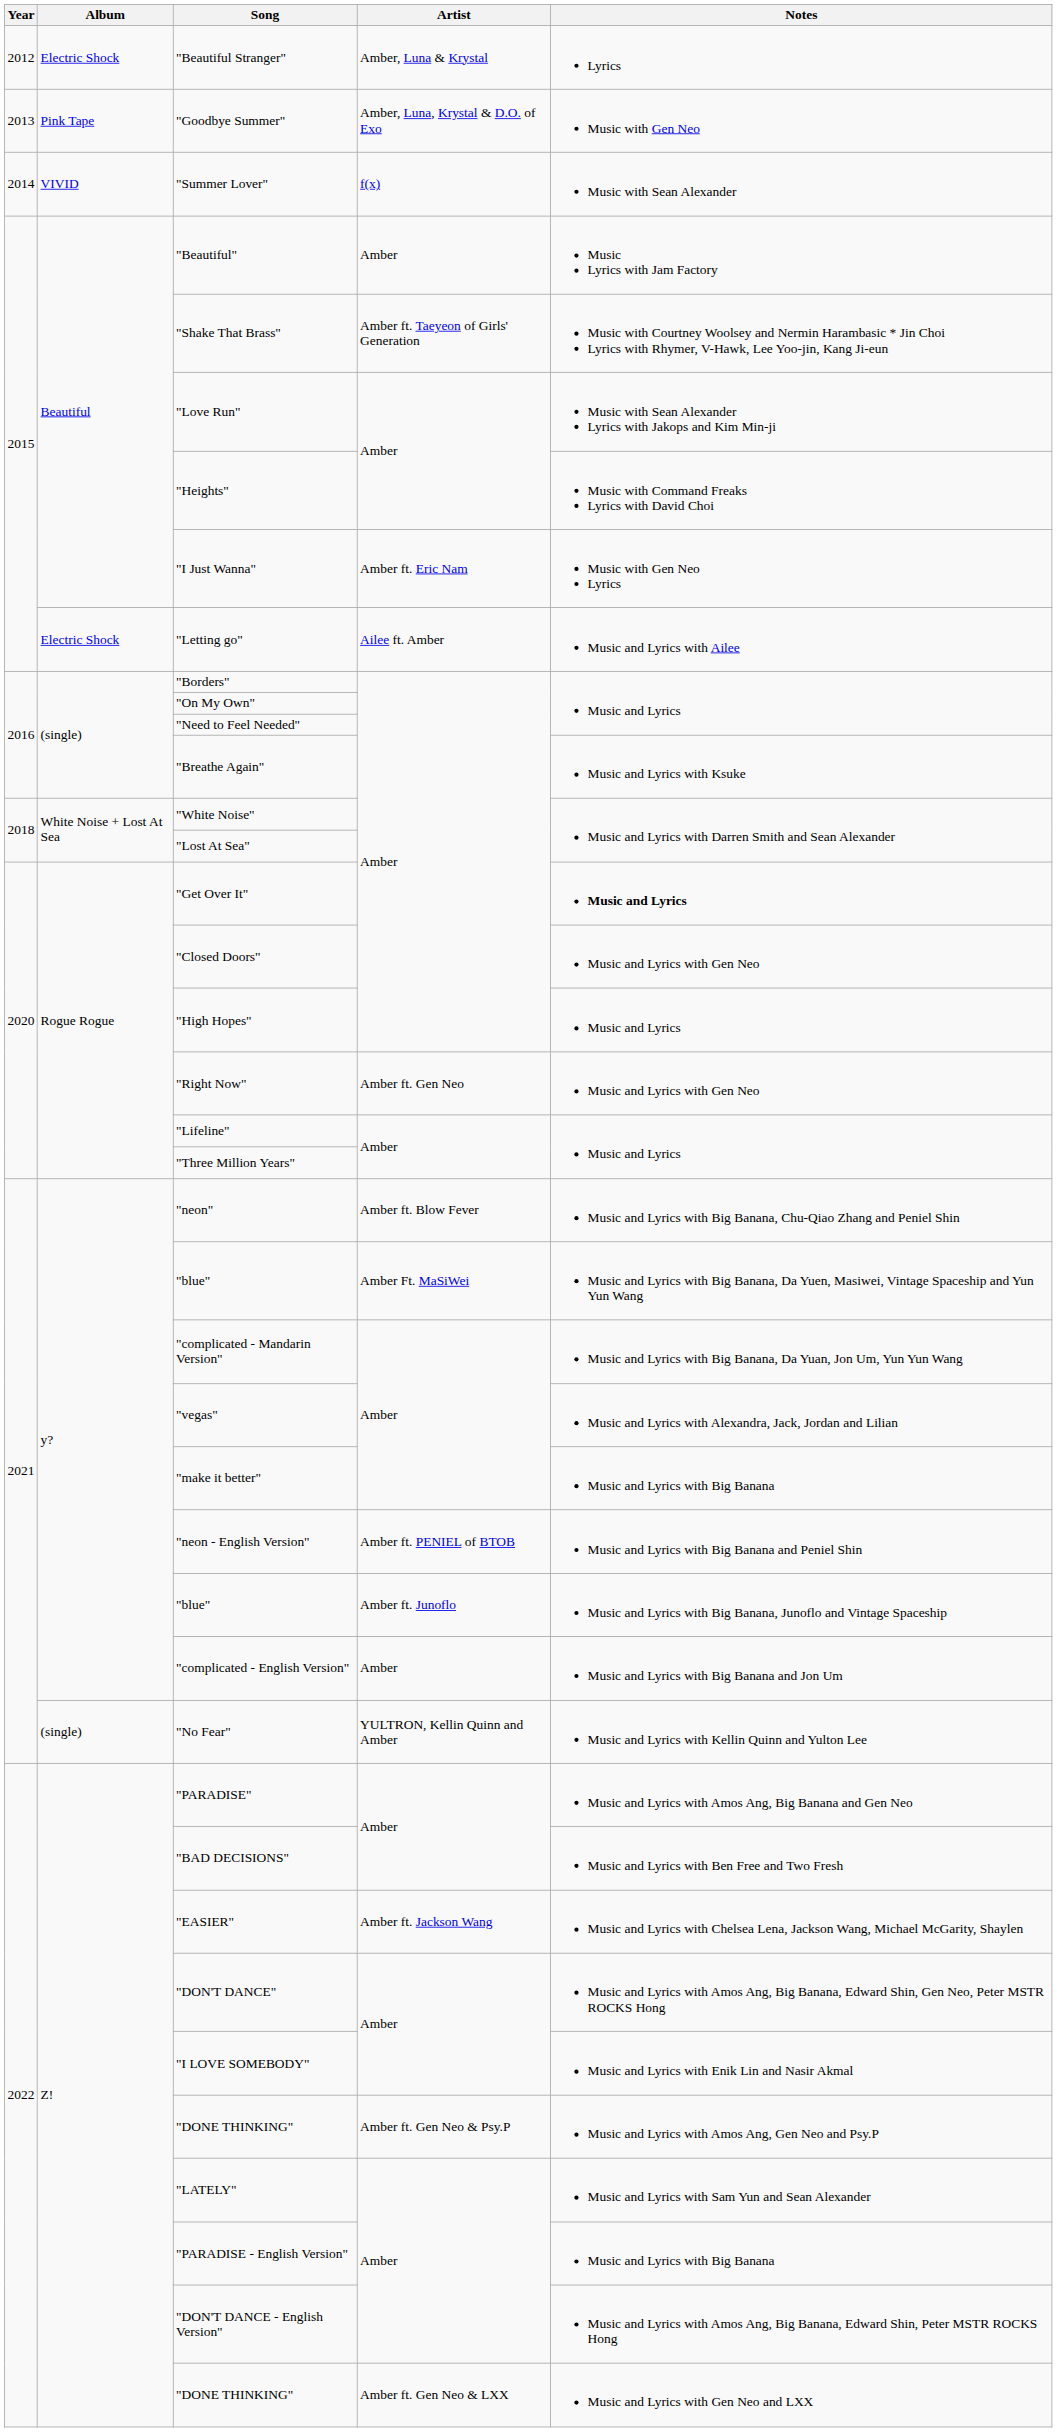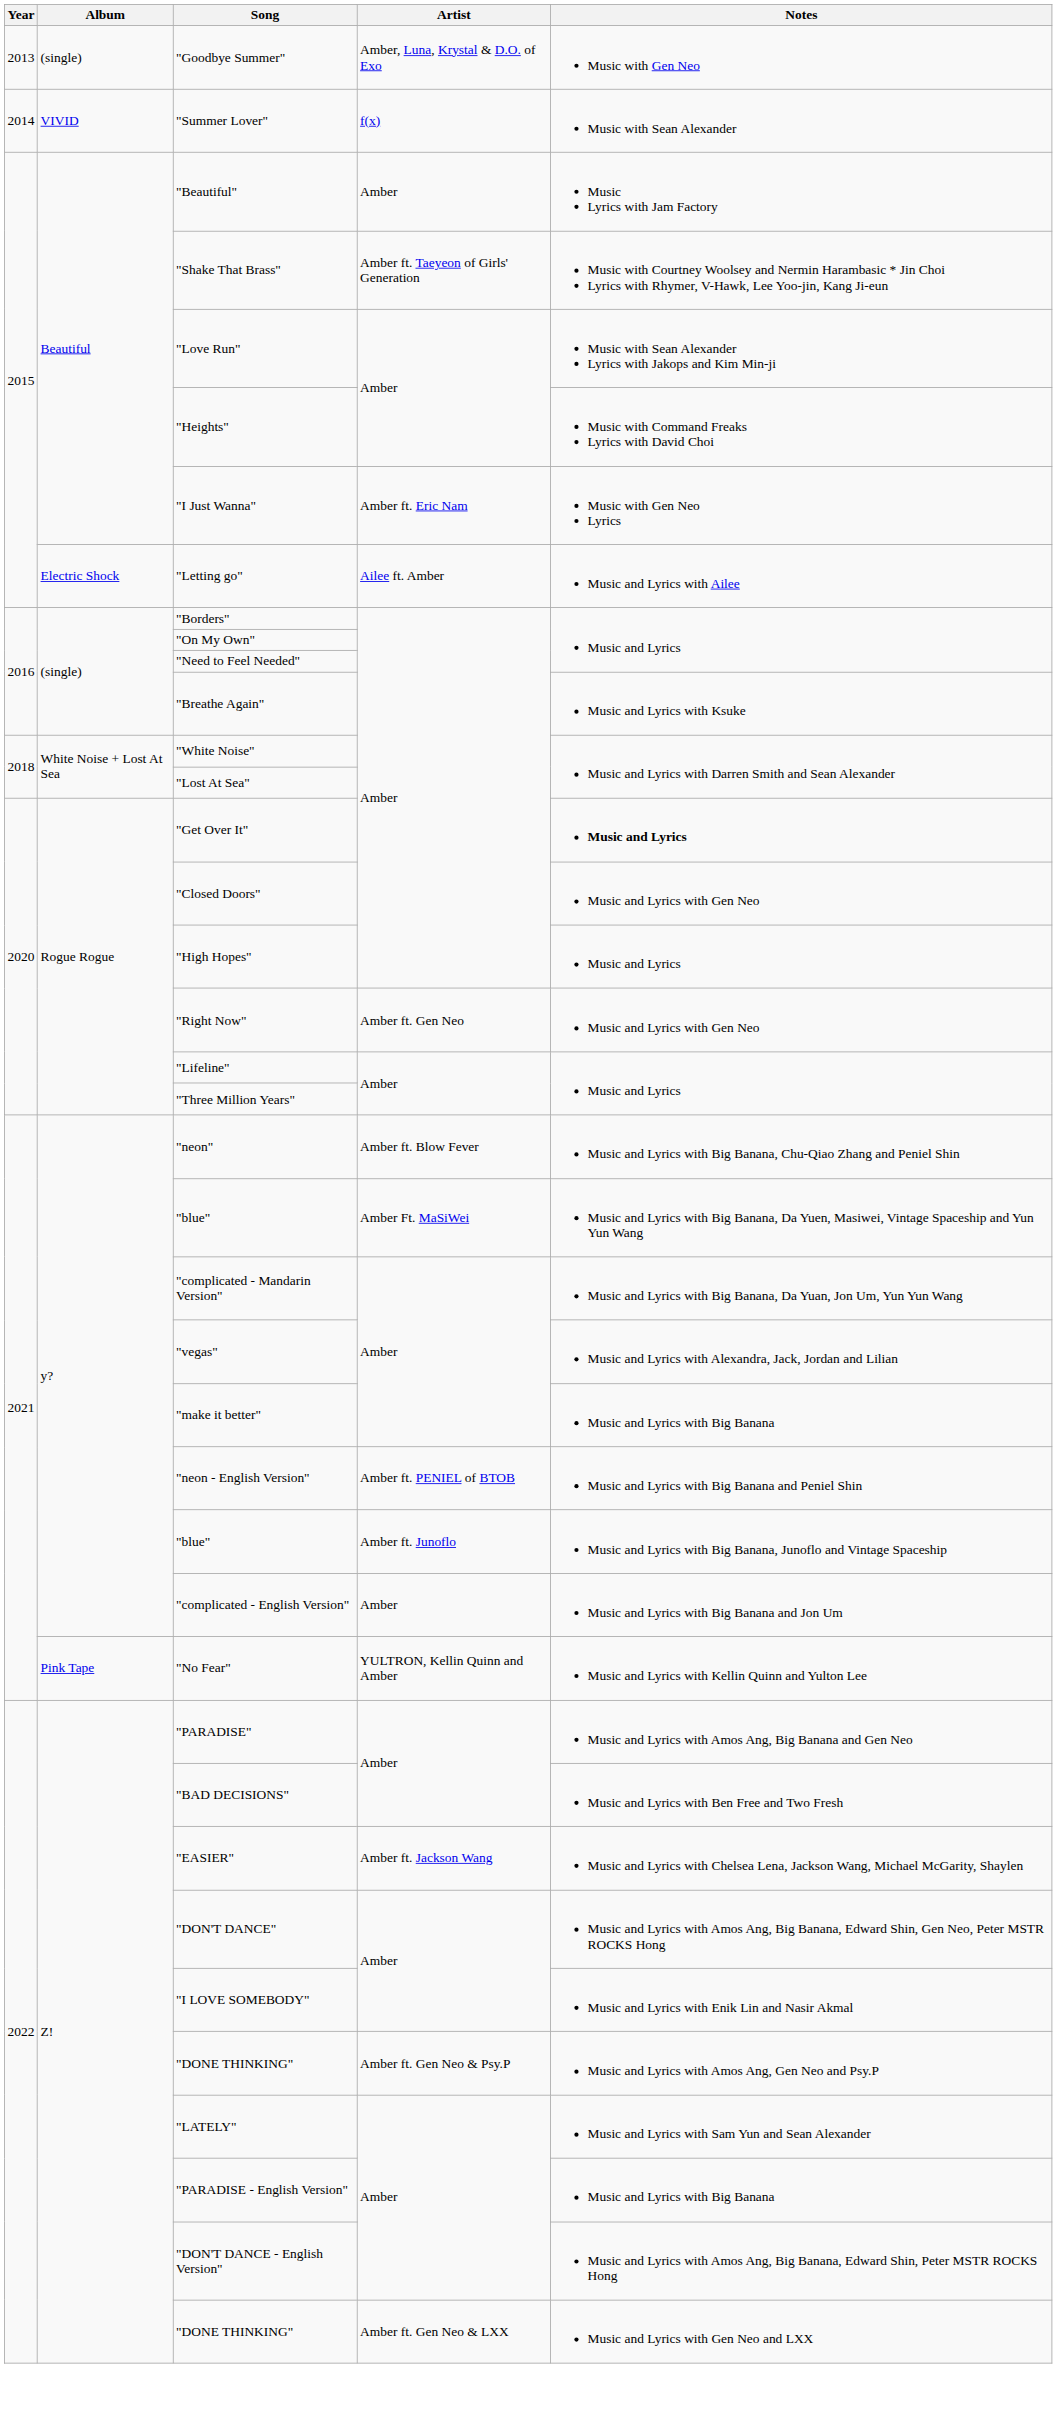- row: (231, 57)
(67, 120) Pink Tape -> (61, 57) (single)
(61, 1731) (single) -> (67, 1668) Pink Tape
